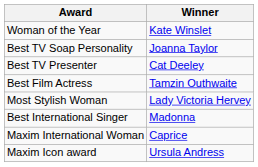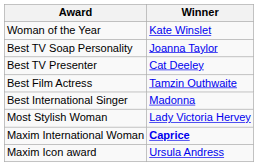rows swapped: (67, 118) <-> (57, 100)
(168, 135) normal -> (169, 135) bold
